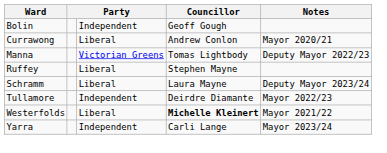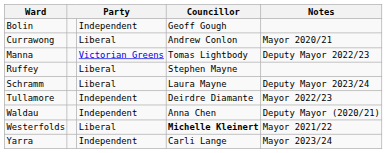+ row: (22, 112)
